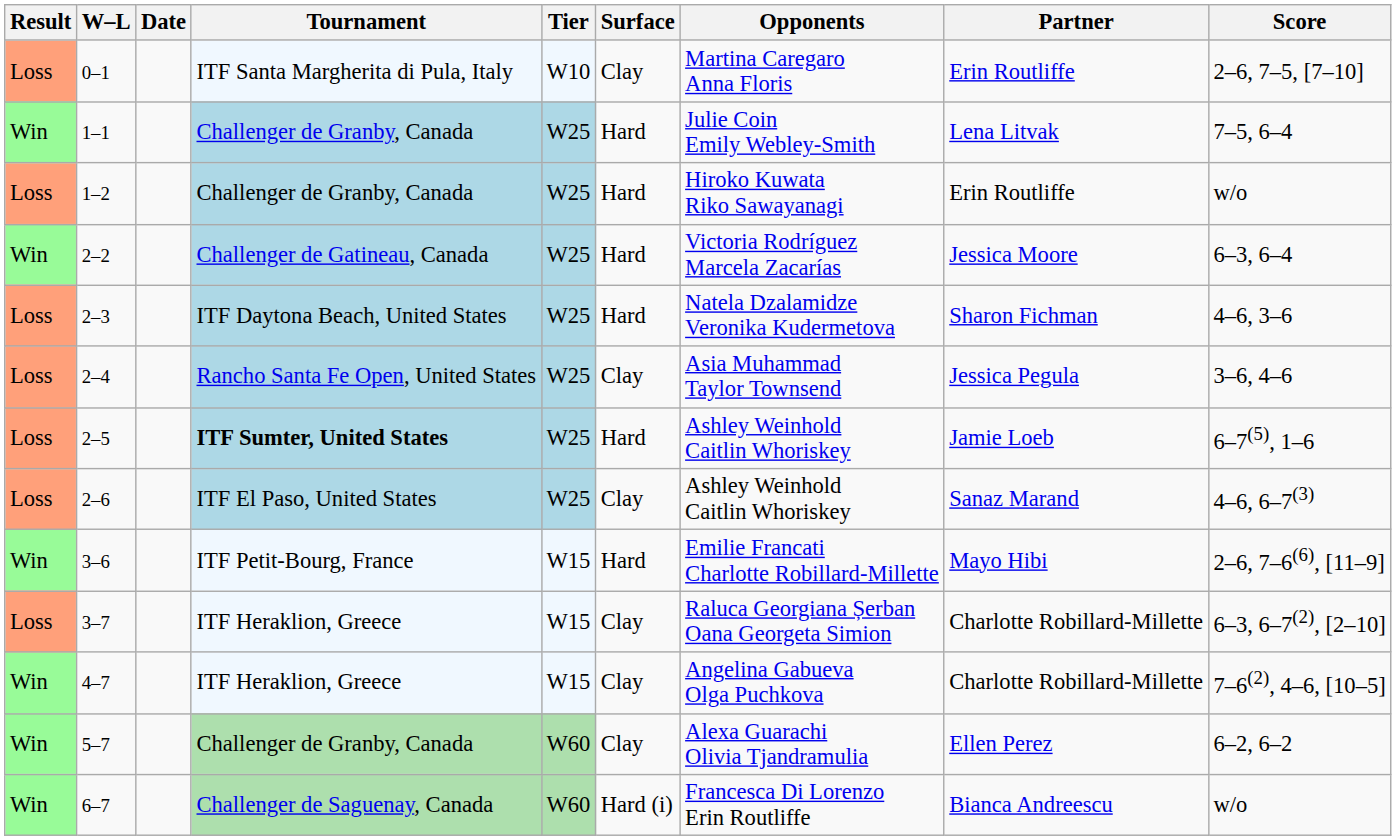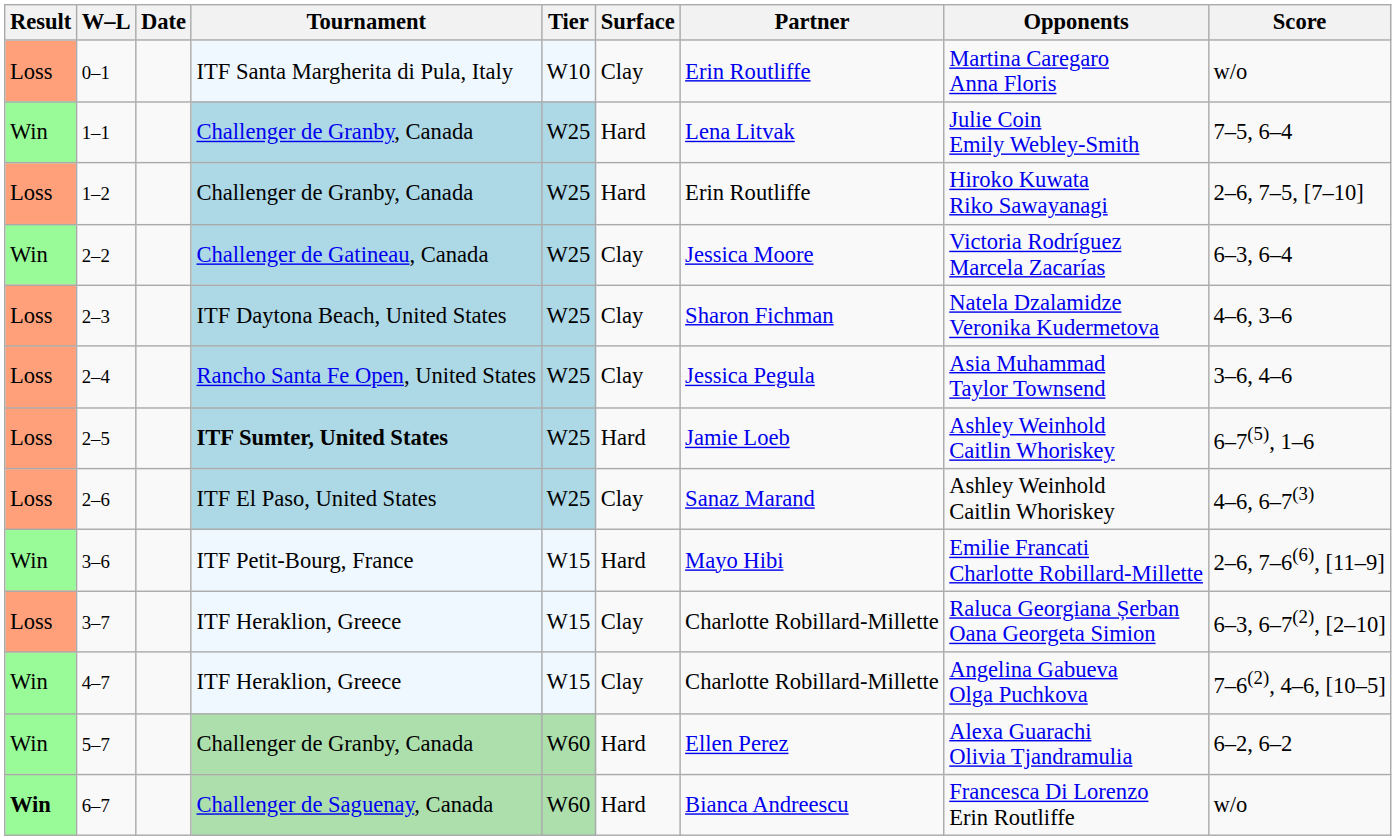columns swapped: (1076, 22) <-> (812, 22)
(1289, 70) 2–6, 7–5, [7–10] -> (1230, 70) w/o
(1230, 193) w/o -> (1289, 193) 2–6, 7–5, [7–10]
(623, 254) Hard -> (622, 254) Clay
(623, 315) Hard -> (622, 315) Clay
(622, 743) Clay -> (623, 743) Hard
(29, 804) normal -> (30, 804) bold
(637, 804) Hard (i) -> (623, 804) Hard
